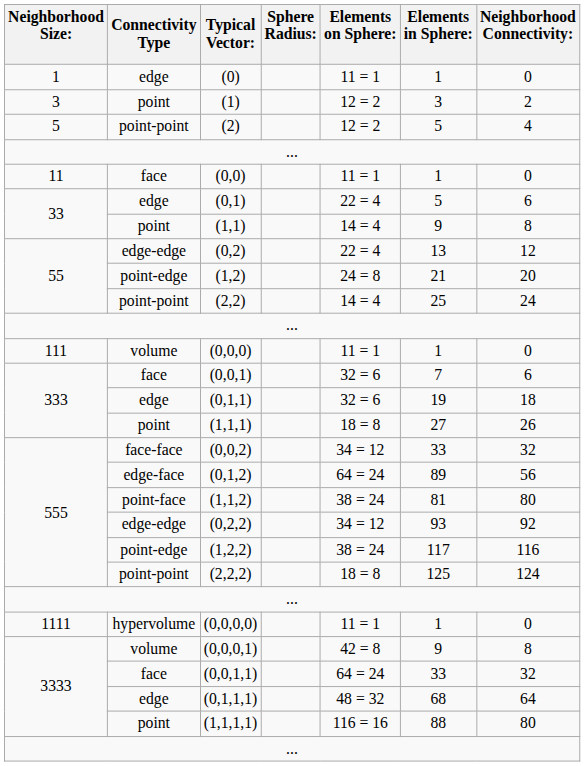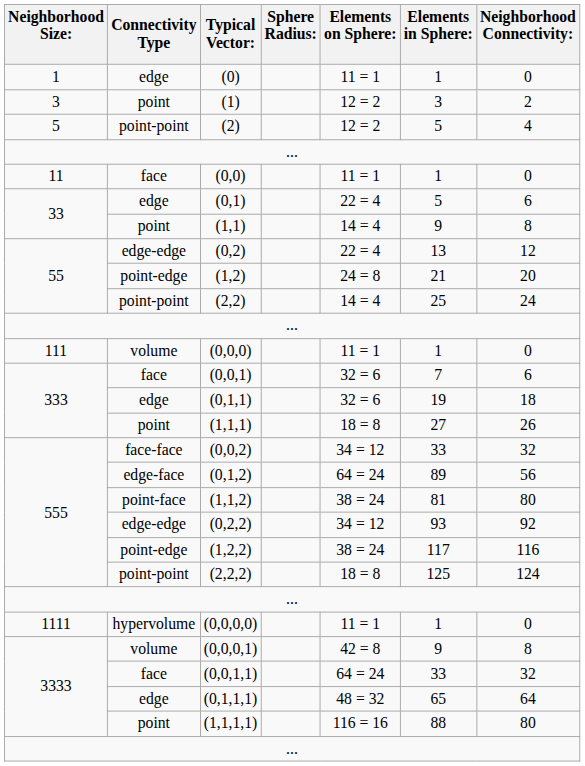(438, 698) 68 -> (438, 698) 65
